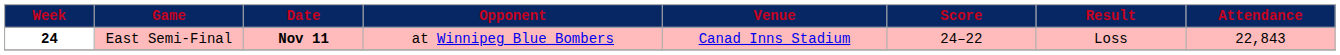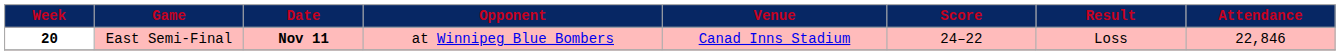(49, 39) 24 -> (49, 39) 20
(1260, 39) 22,843 -> (1260, 39) 22,846
